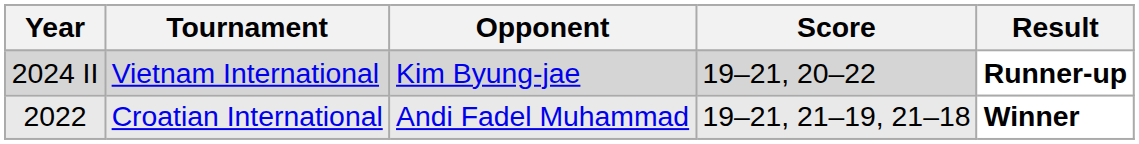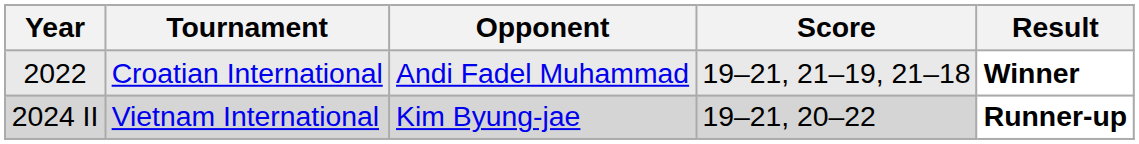rows swapped: (55, 117) <-> (55, 73)
